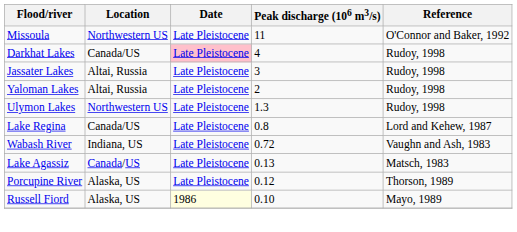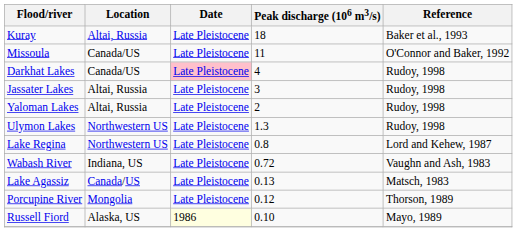+ row: (21, 35)
(128, 35) Northwestern US -> (114, 53) Canada/US
(114, 126) Canada/US -> (128, 144) Northwestern US
(114, 181) Alaska, US -> (110, 199) Mongolia
